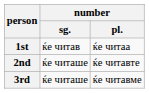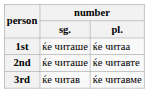(61, 46) ќе читав -> (65, 46) ќе читаше
(65, 79) ќе читаше -> (61, 79) ќе читав
